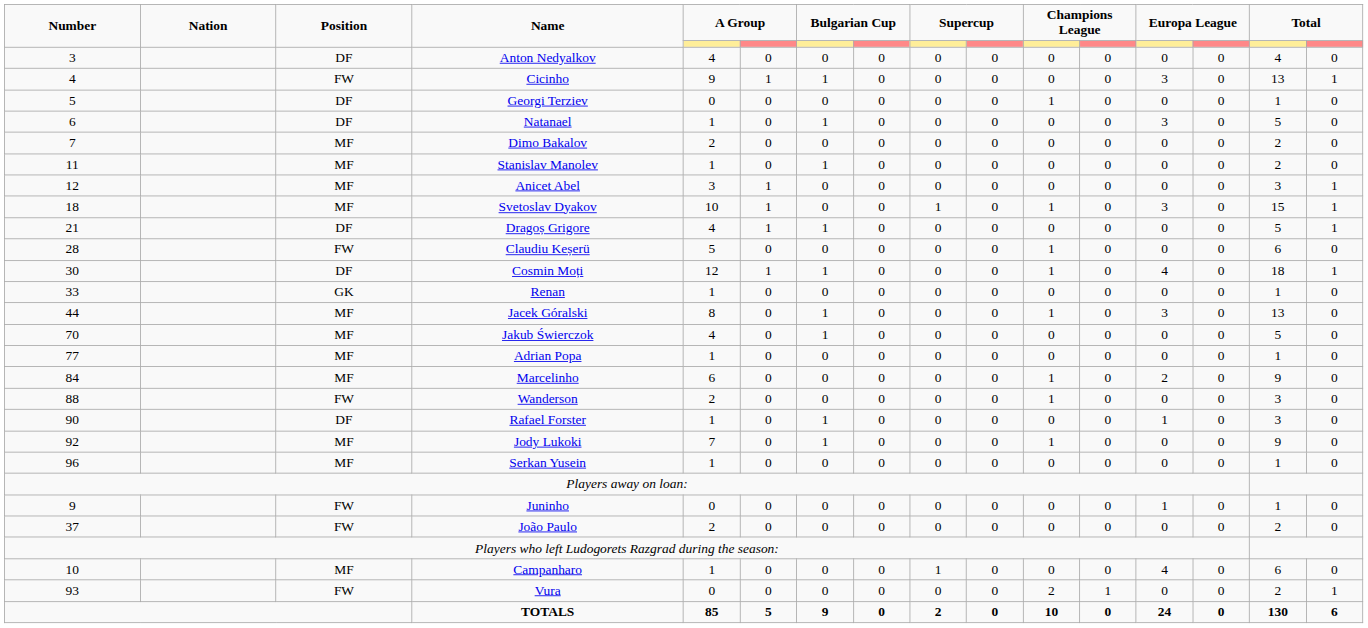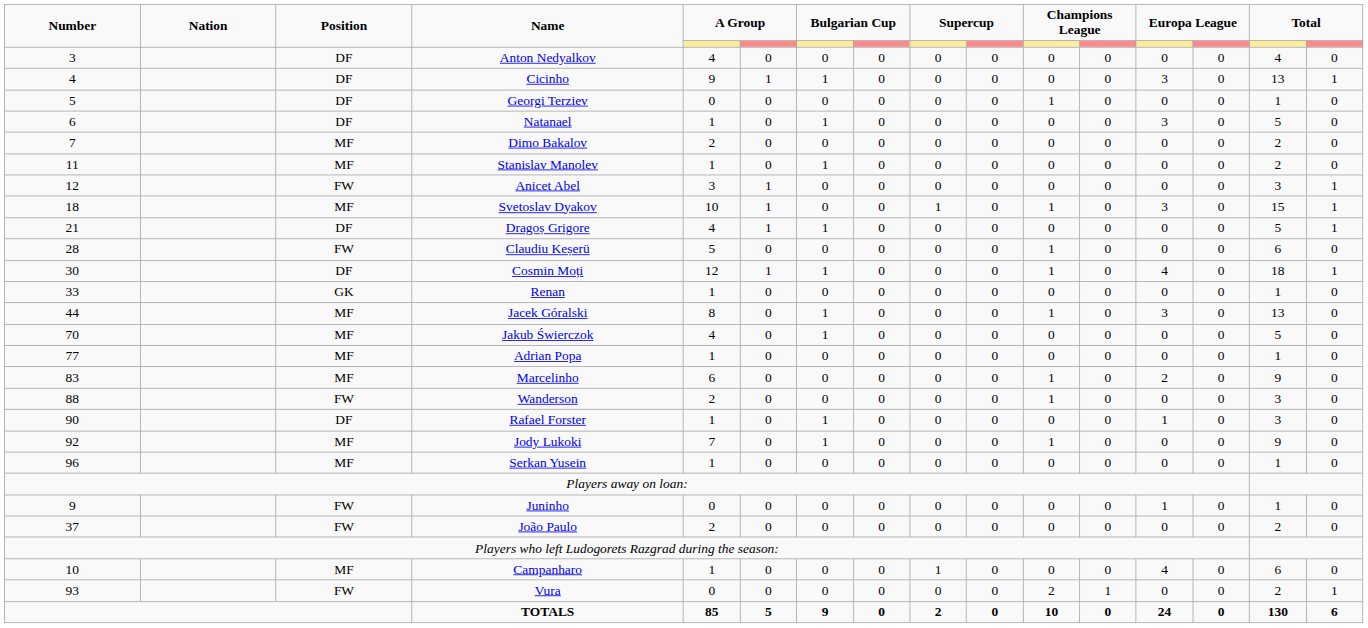(344, 79) FW -> (344, 79) DF
(344, 185) MF -> (344, 185) FW
(72, 377) 84 -> (72, 377) 83
